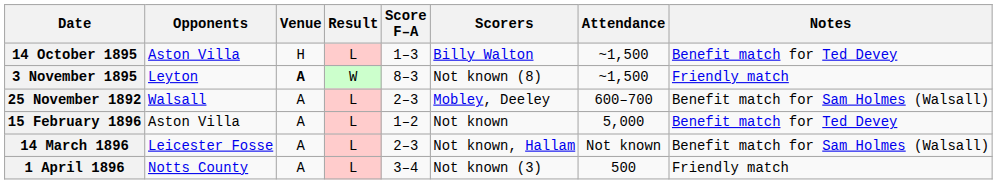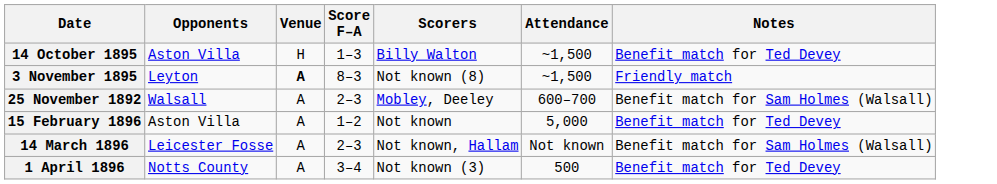- column: (353, 24)
(730, 168) Friendly match -> (728, 168) Benefit match for Ted Devey
